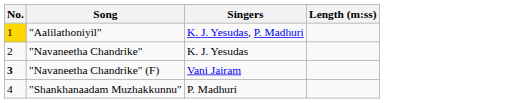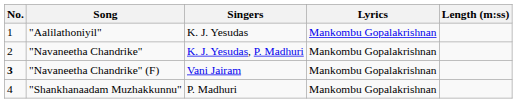+ column: (373, 14)
(10, 32) gold background -> (10, 32) no background
(245, 32) K. J. Yesudas, P. Madhuri -> (218, 32) K. J. Yesudas
(218, 51) K. J. Yesudas -> (245, 51) K. J. Yesudas, P. Madhuri
